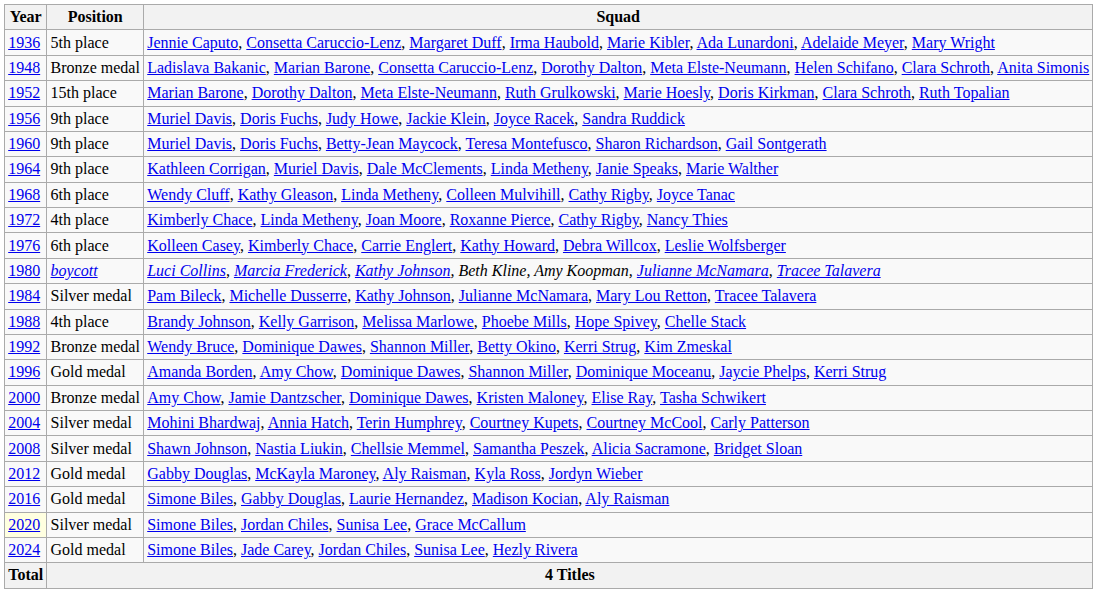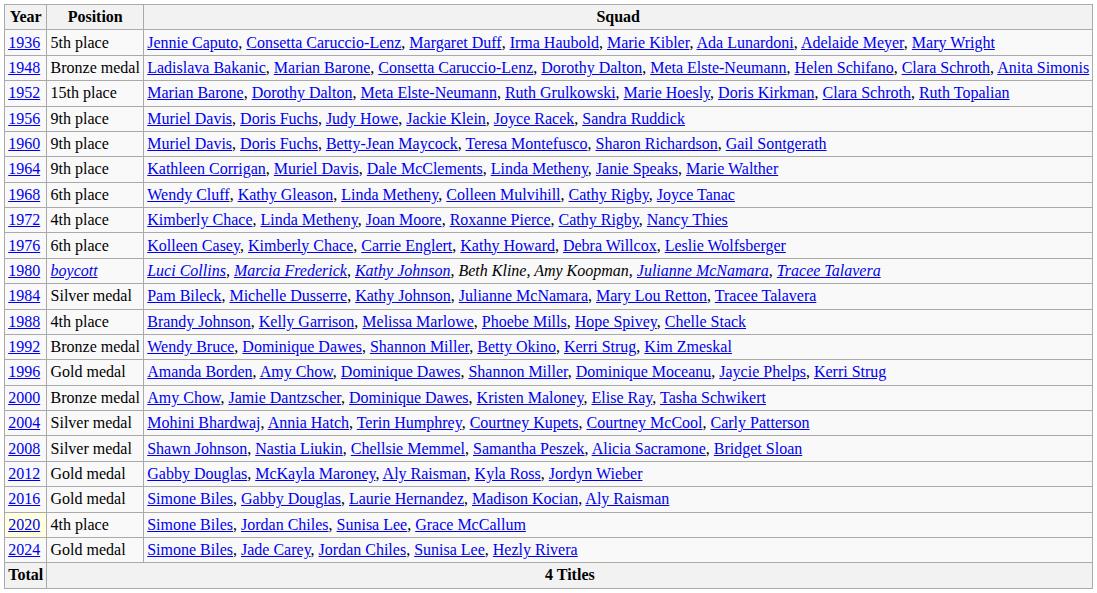(91, 524) Silver medal -> (80, 524) 4th place
